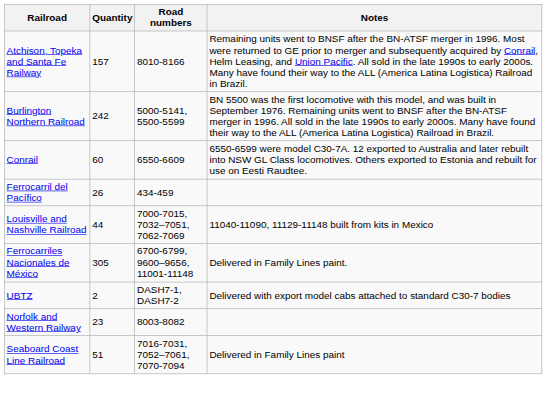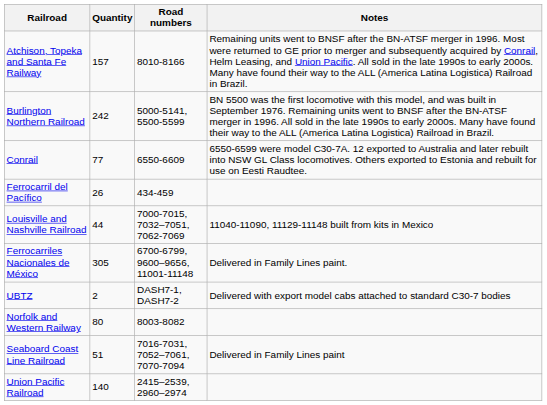(98, 160) 60 -> (98, 160) 77
(98, 322) 23 -> (98, 322) 80
+ row: (36, 387)
